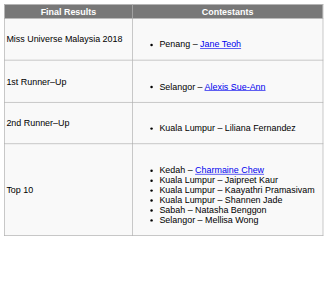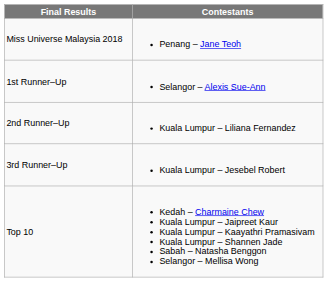+ row: (37, 165)
